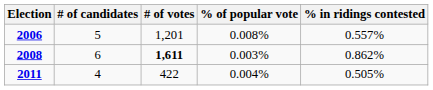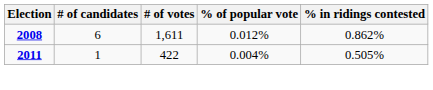- row: (29, 34)
(169, 54) bold -> (169, 34) normal
(249, 54) 0.003% -> (249, 34) 0.012%
(98, 74) 4 -> (98, 54) 1
